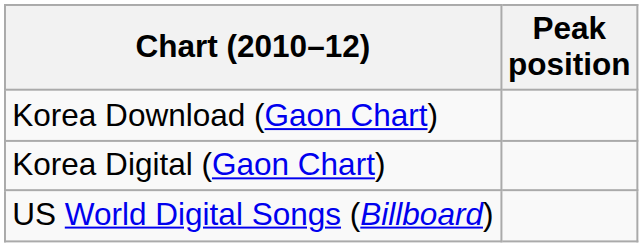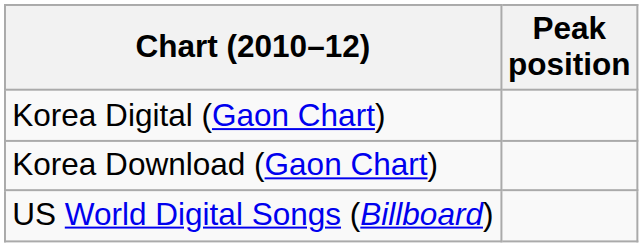rows swapped: (199, 164) <-> (225, 114)
